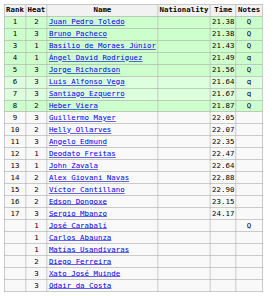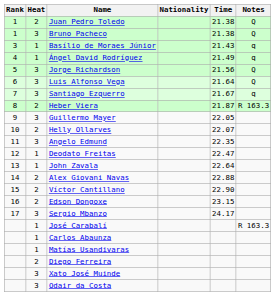(249, 47) Q -> (254, 47) q
(249, 82) q -> (254, 82) Q
(249, 106) Q -> (254, 106) R 163.3
(249, 226) Q -> (254, 226) R 163.3
